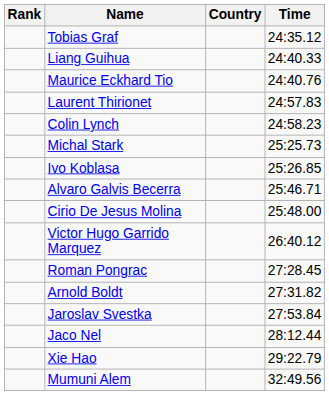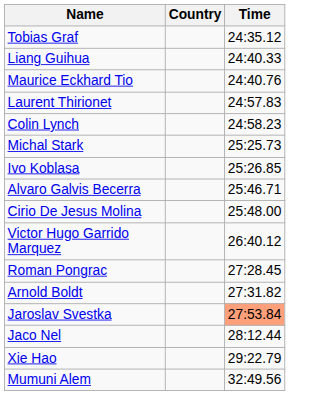- column: (24, 15)
(295, 314) no background -> (255, 314) lightsalmon background
